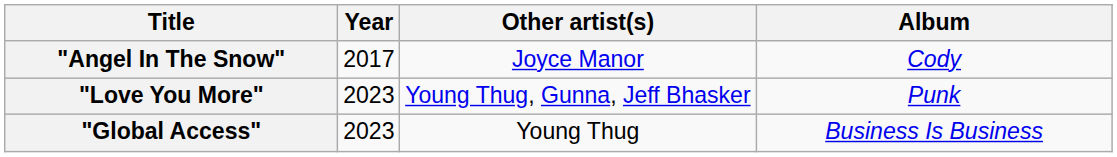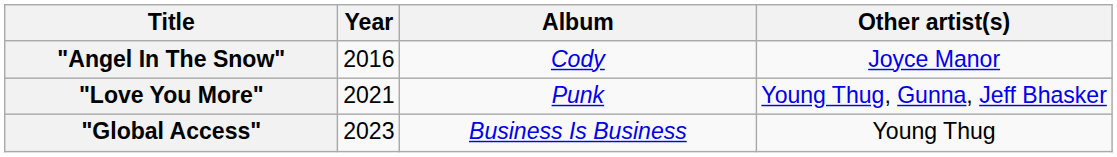columns swapped: (578, 22) <-> (934, 22)
(369, 59) 2017 -> (369, 59) 2016
(369, 95) 2023 -> (369, 95) 2021
